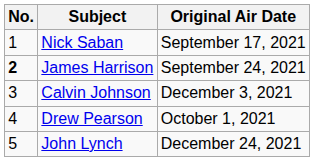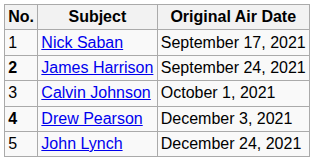(227, 93) December 3, 2021 -> (218, 93) October 1, 2021
(13, 118) normal -> (13, 118) bold
(218, 118) October 1, 2021 -> (227, 118) December 3, 2021
